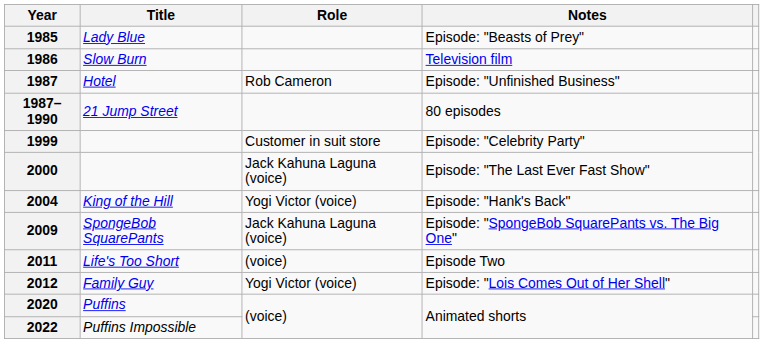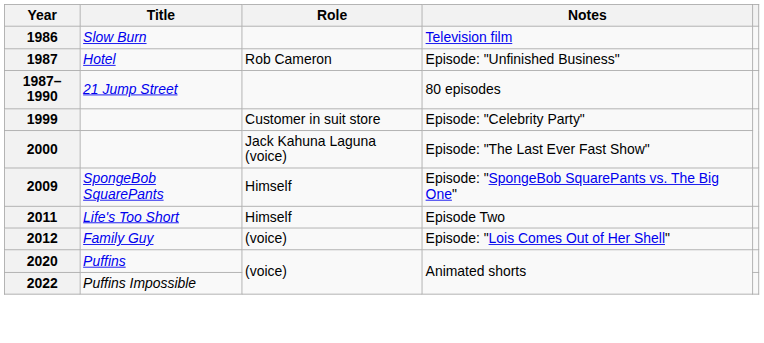- row: (42, 37)
- row: (42, 201)
(310, 231) Jack Kahuna Laguna (voice) -> (268, 187) Himself
(266, 261) (voice) -> (268, 217) Himself
(301, 283) Yogi Victor (voice) -> (266, 239) (voice)
